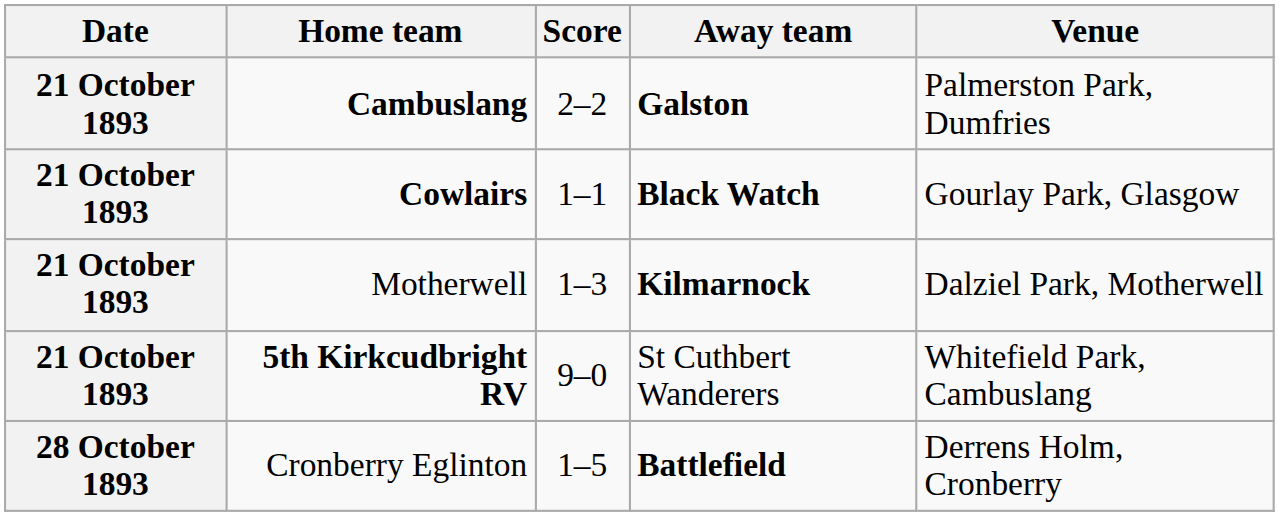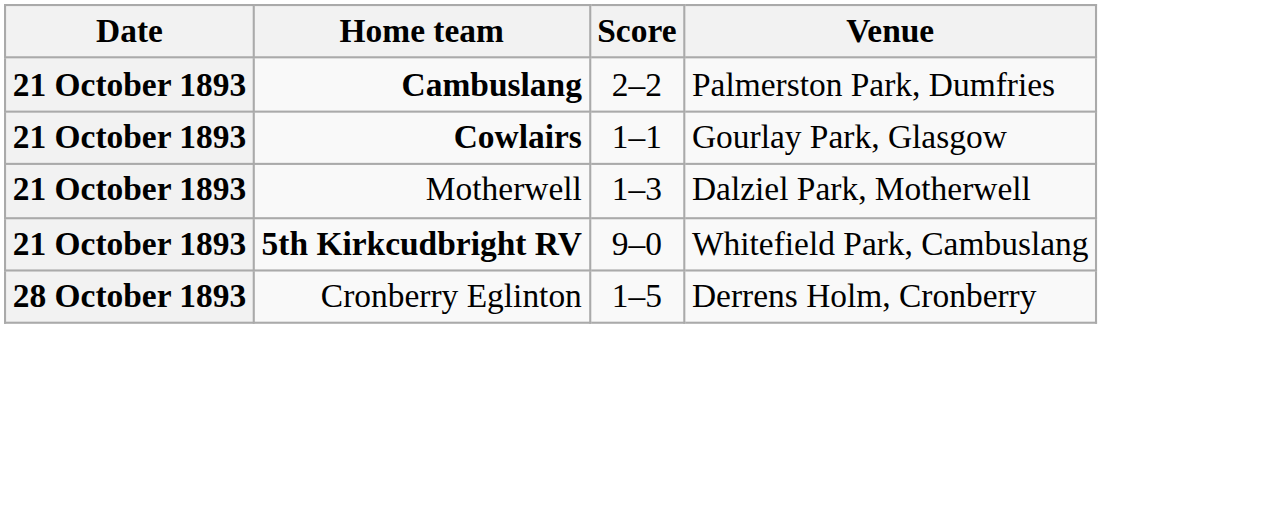- column: (773, 31)
